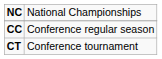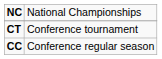rows swapped: (14, 29) <-> (14, 46)
